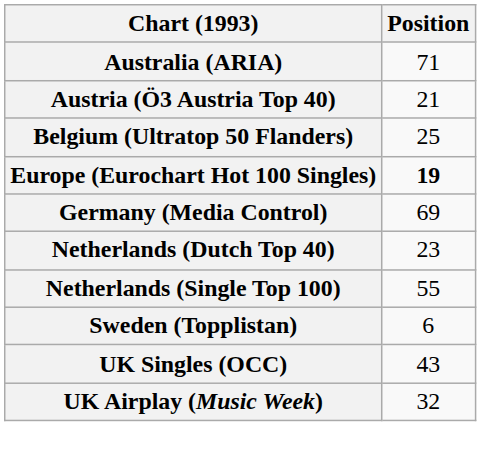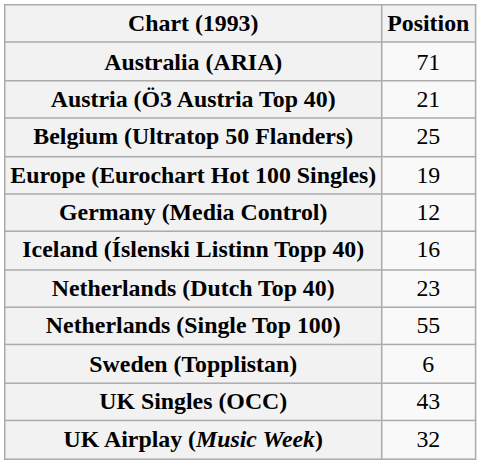(428, 174) bold -> (428, 174) normal
(428, 212) 69 -> (428, 212) 12
+ row: (193, 250)
